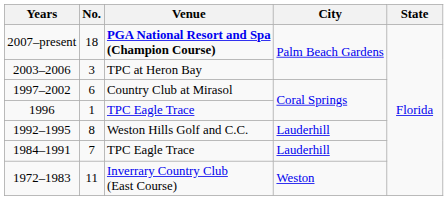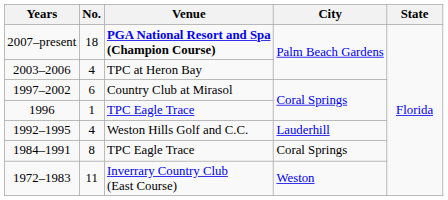(92, 69) 3 -> (92, 69) 4
(92, 130) 8 -> (92, 130) 4
(92, 150) 7 -> (92, 150) 8
(303, 150) Lauderhill -> (312, 150) Coral Springs
